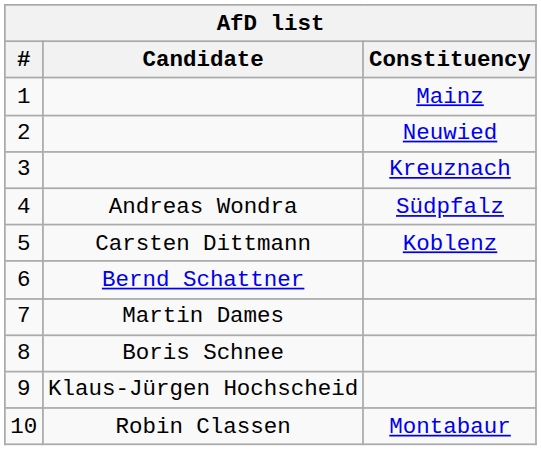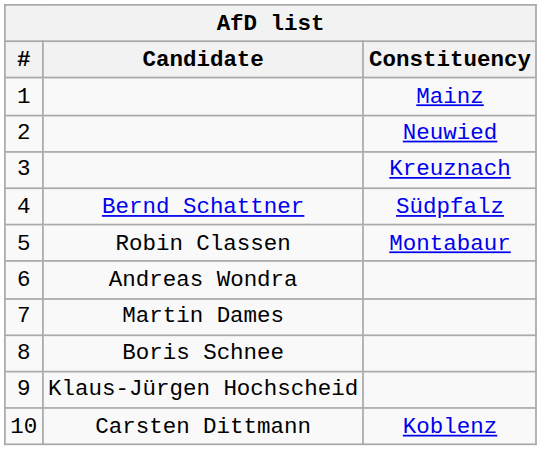(203, 206) Andreas Wondra -> (203, 206) Bernd Schattner
(203, 243) Carsten Dittmann -> (203, 243) Robin Classen
(450, 243) Koblenz -> (450, 243) Montabaur
(203, 280) Bernd Schattner -> (203, 280) Andreas Wondra
(203, 426) Robin Classen -> (203, 426) Carsten Dittmann
(450, 426) Montabaur -> (450, 426) Koblenz
